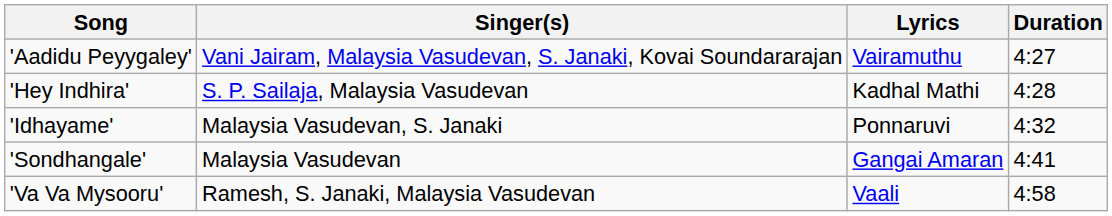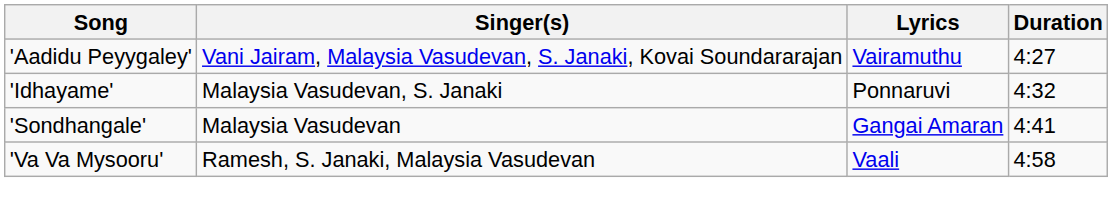- row: (69, 91)
